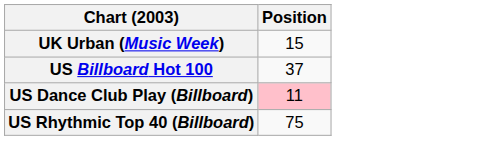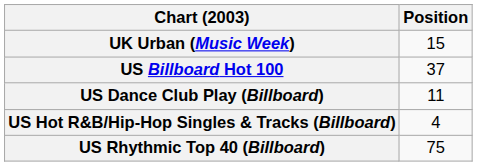(294, 95) pink background -> (436, 95) no background
+ row: (202, 122)
